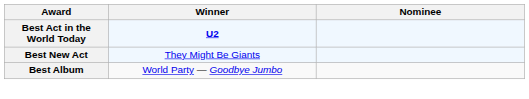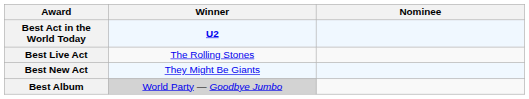+ row: (56, 54)
(212, 70) no background -> (212, 86) lightgrey background
